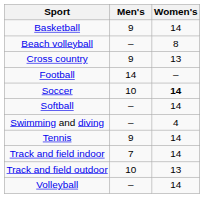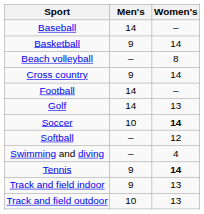+ row: (57, 28)
(176, 59) 13 -> (176, 75) 14
+ row: (57, 106)
(176, 106) 14 -> (176, 138) 12
(176, 138) normal -> (176, 169) bold
(131, 153) 7 -> (131, 185) 9
(176, 153) 14 -> (176, 185) 13
- row: (57, 185)
